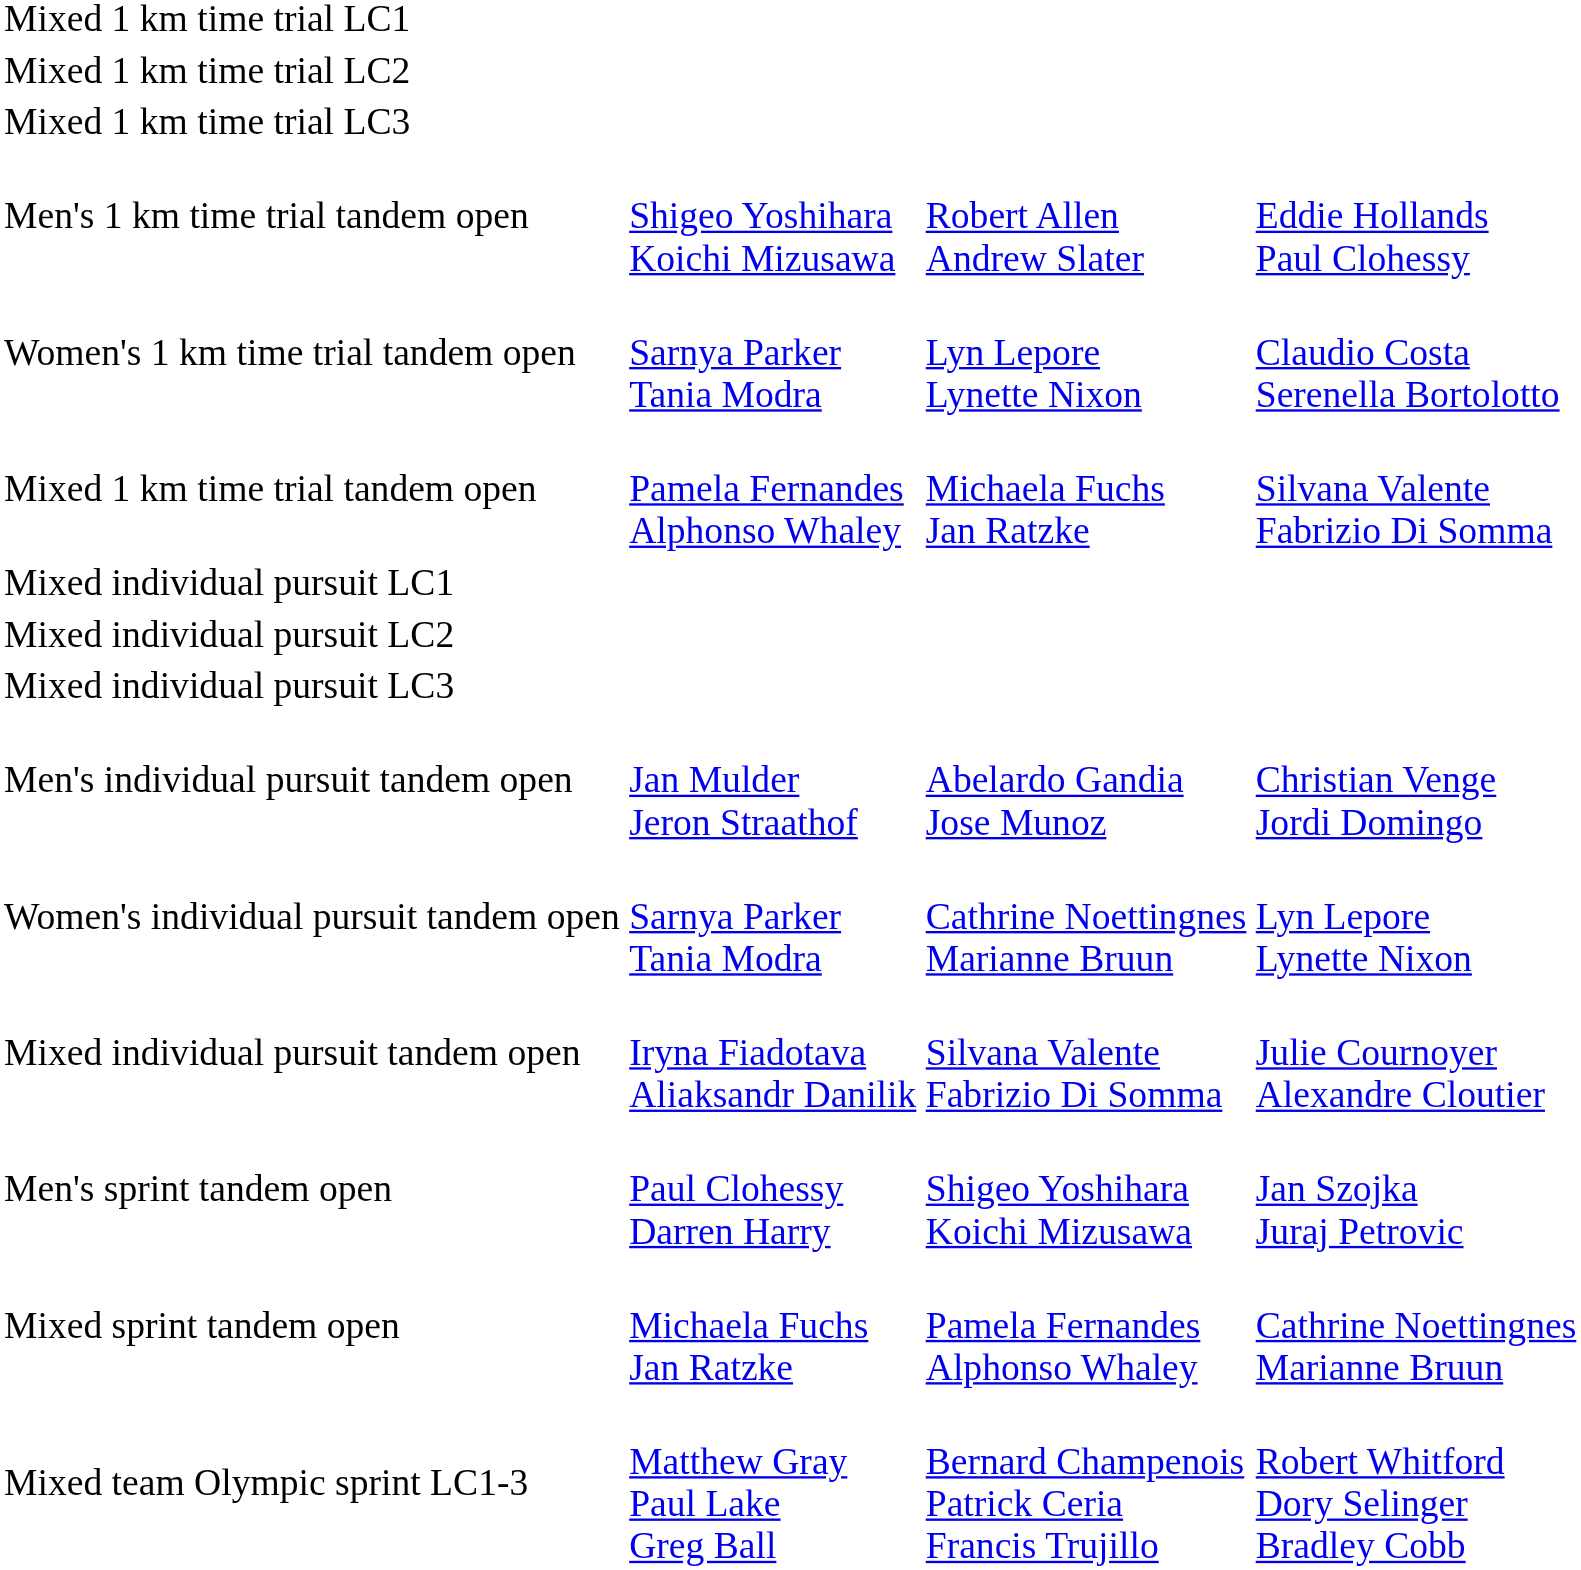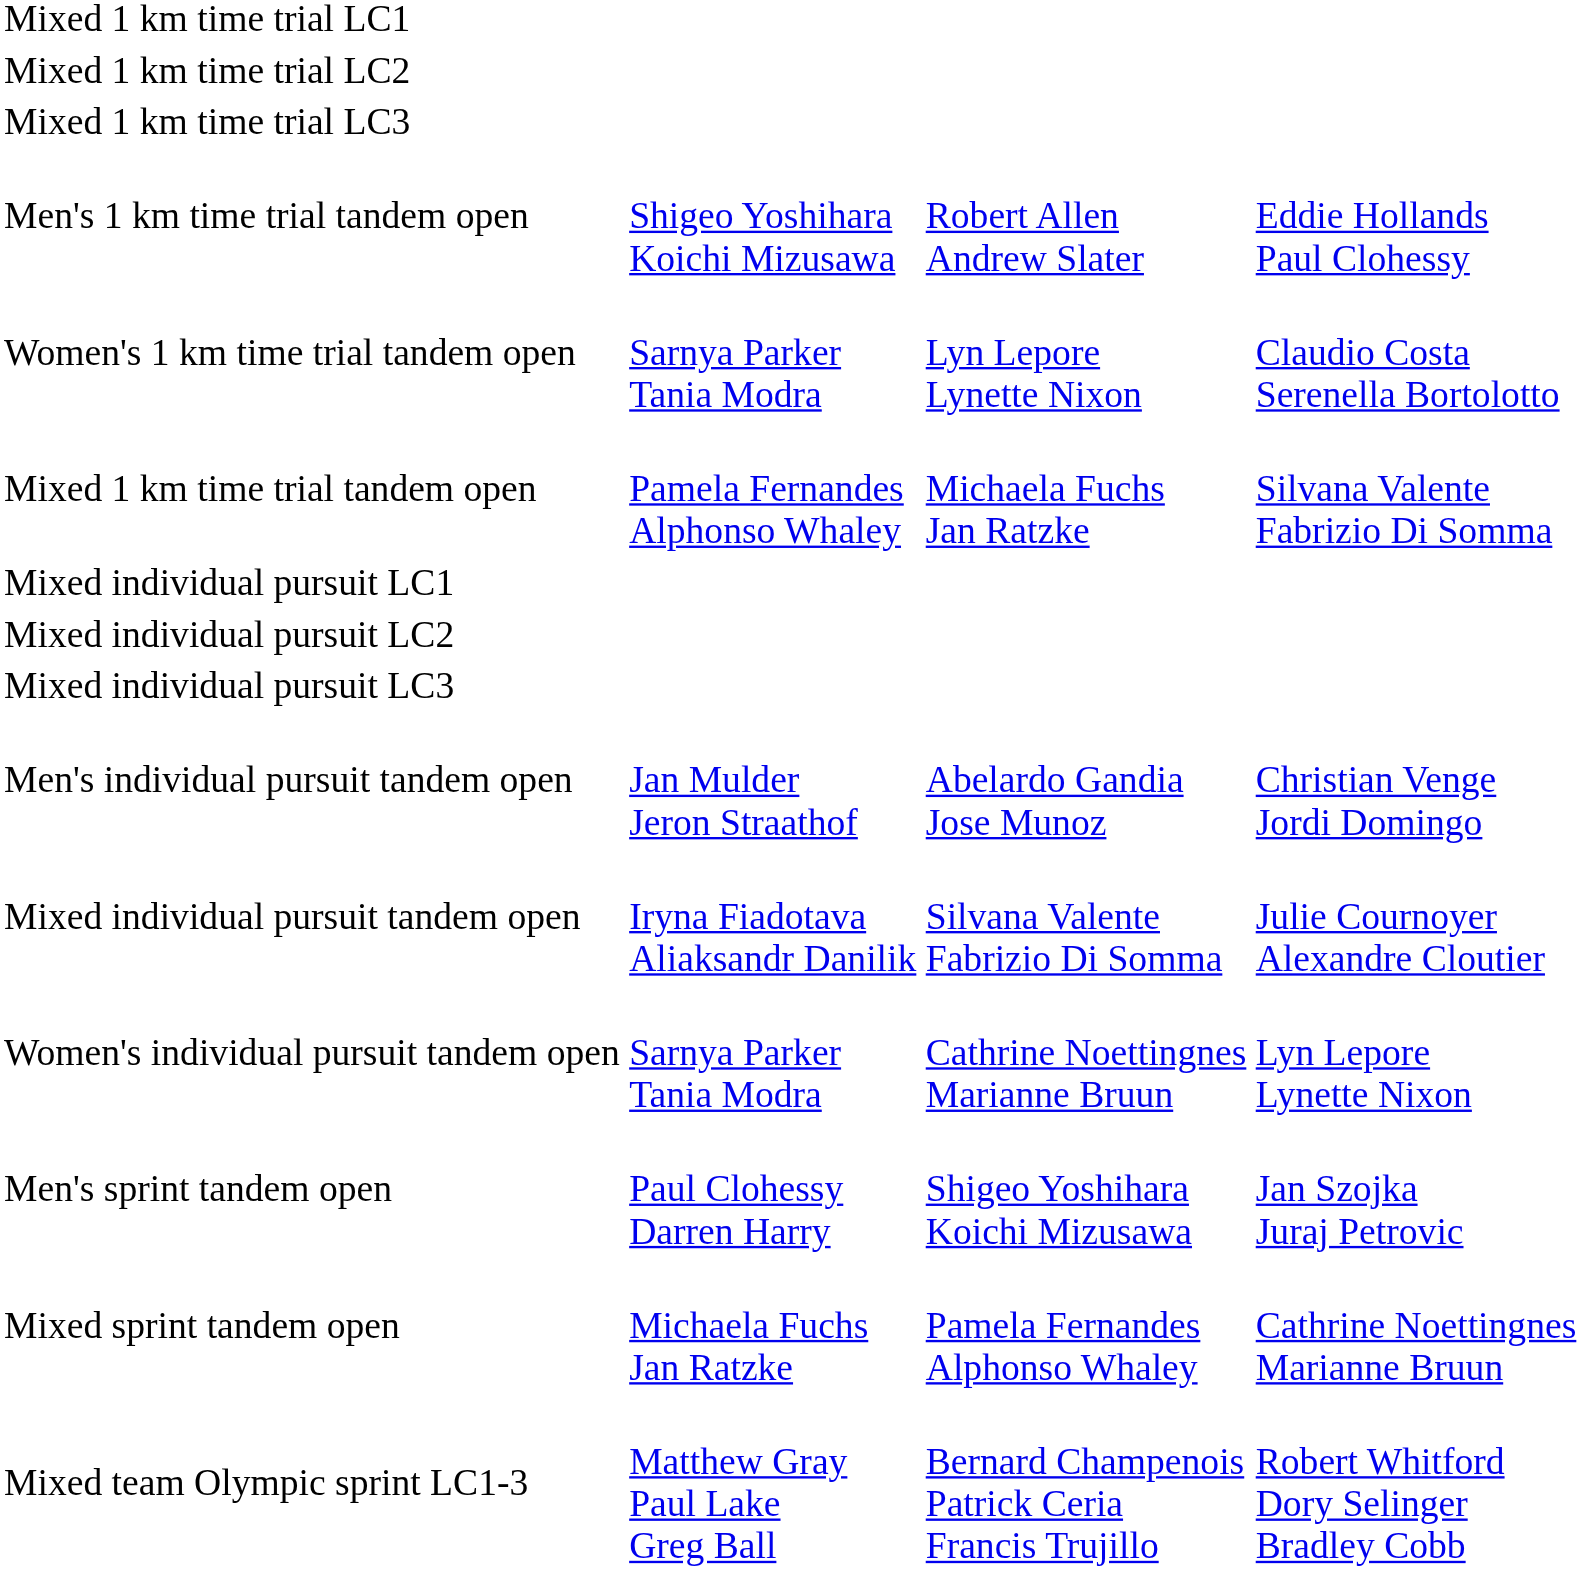rows swapped: (312, 916) <-> (292, 1052)
